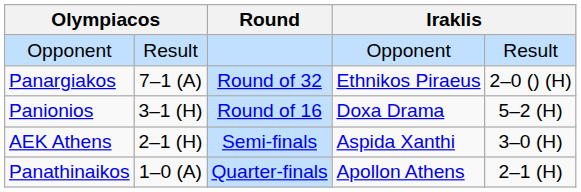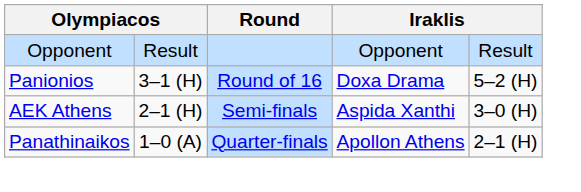- row: (62, 80)
